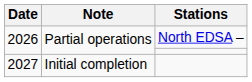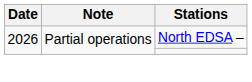- row: (23, 65)
